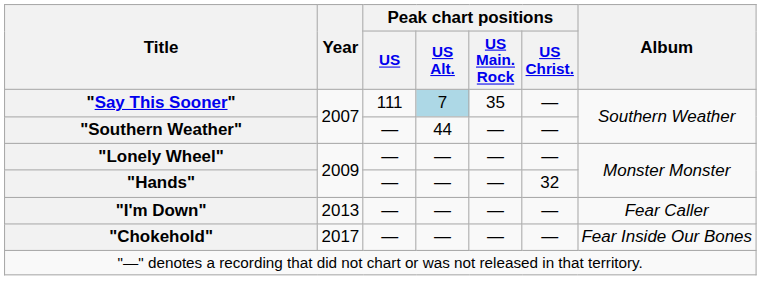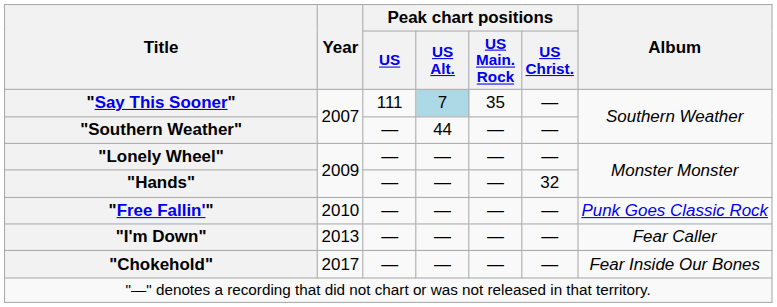+ row: (161, 210)
